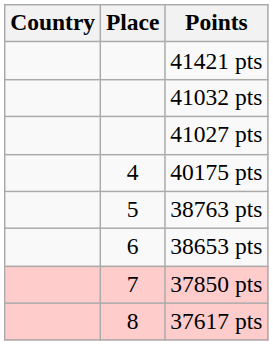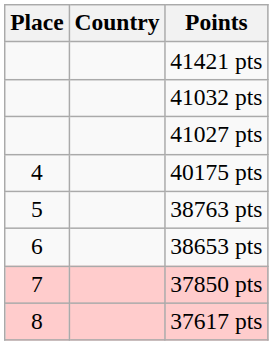columns swapped: (133, 23) <-> (53, 23)
